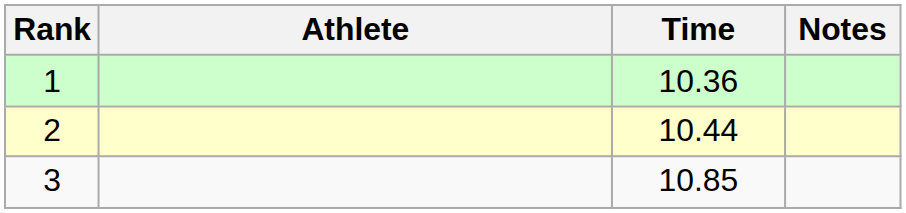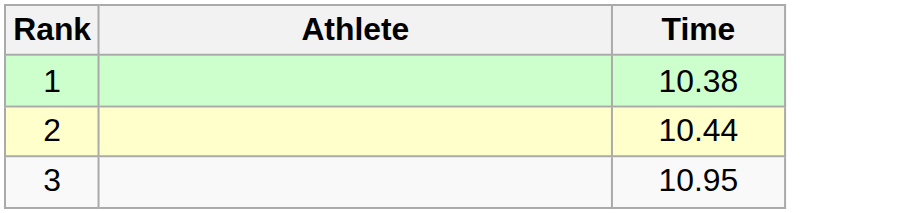- column: (842, 29)
(698, 80) 10.36 -> (698, 80) 10.38
(698, 181) 10.85 -> (698, 181) 10.95
